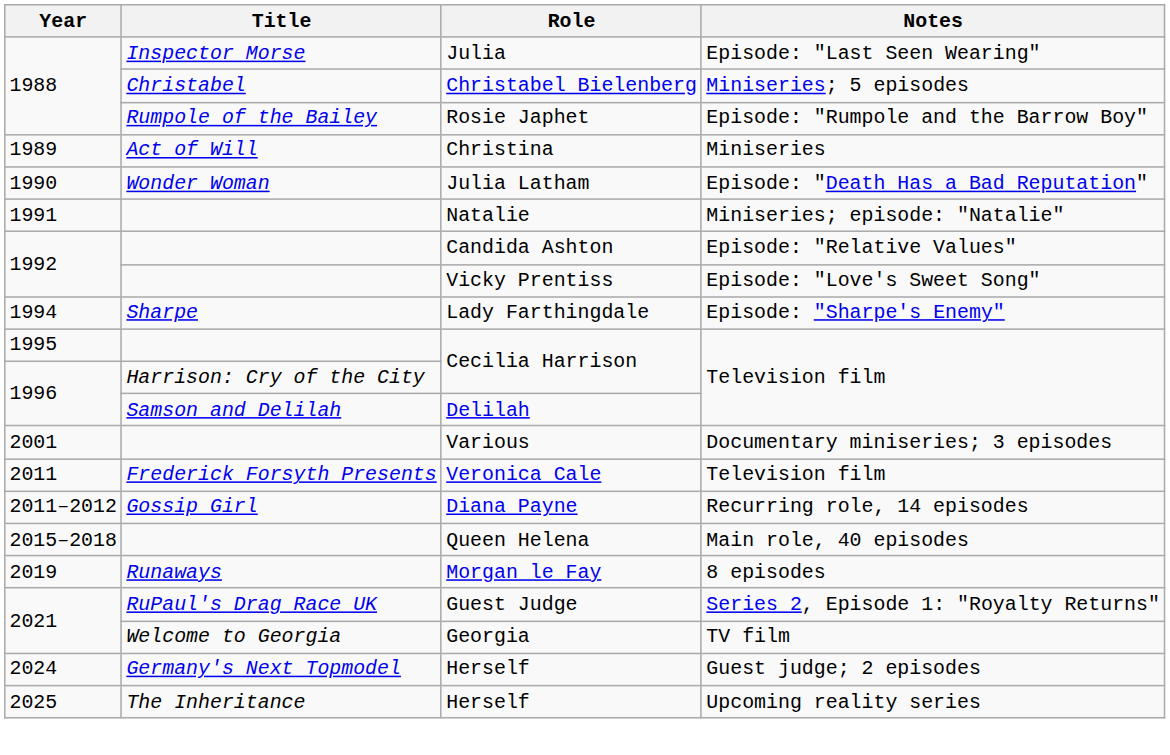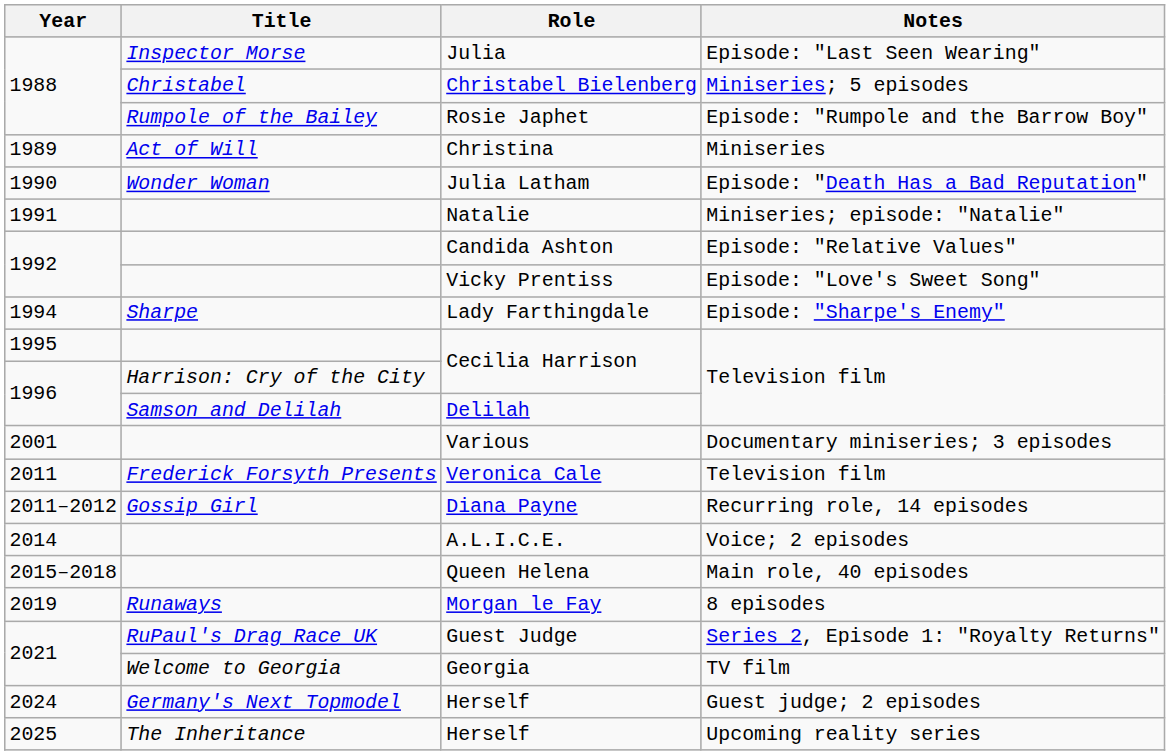+ row: (33, 540)
